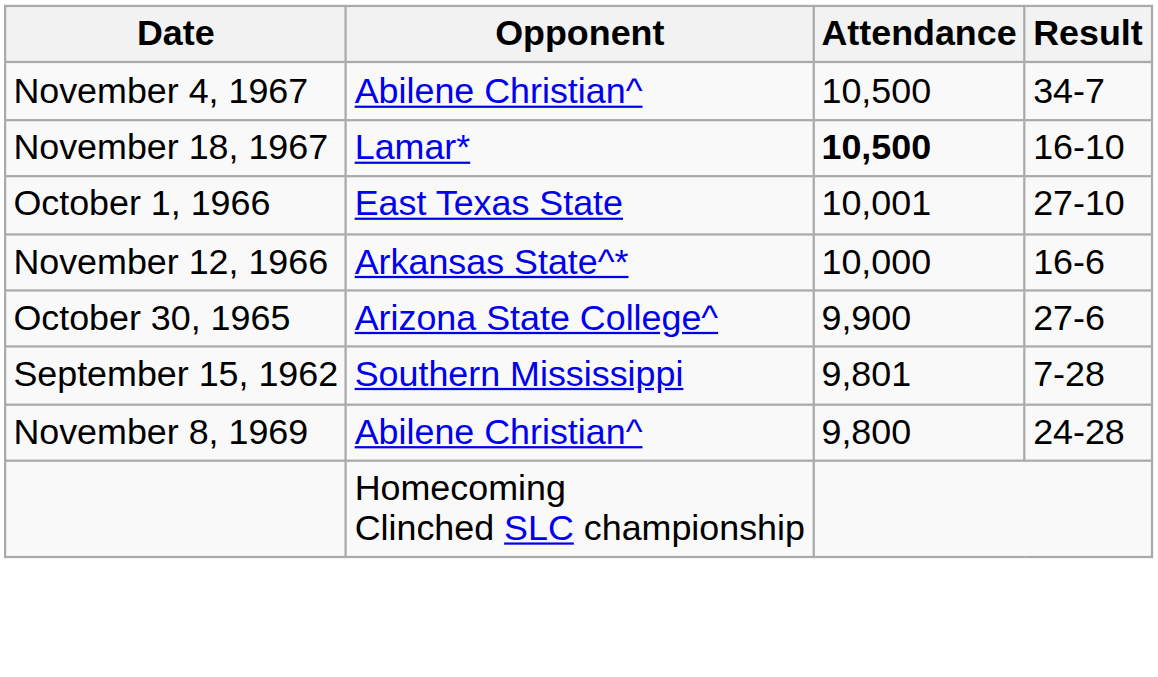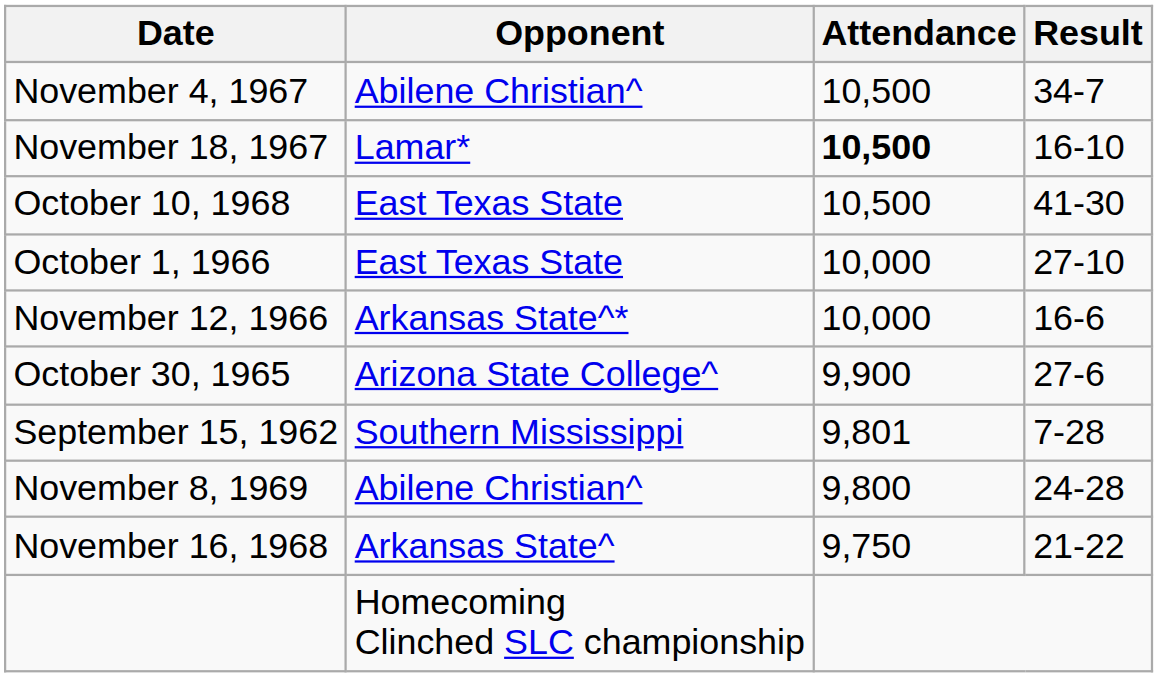+ row: (152, 204)
(876, 204) 10,001 -> (876, 261) 10,000
+ row: (171, 545)
